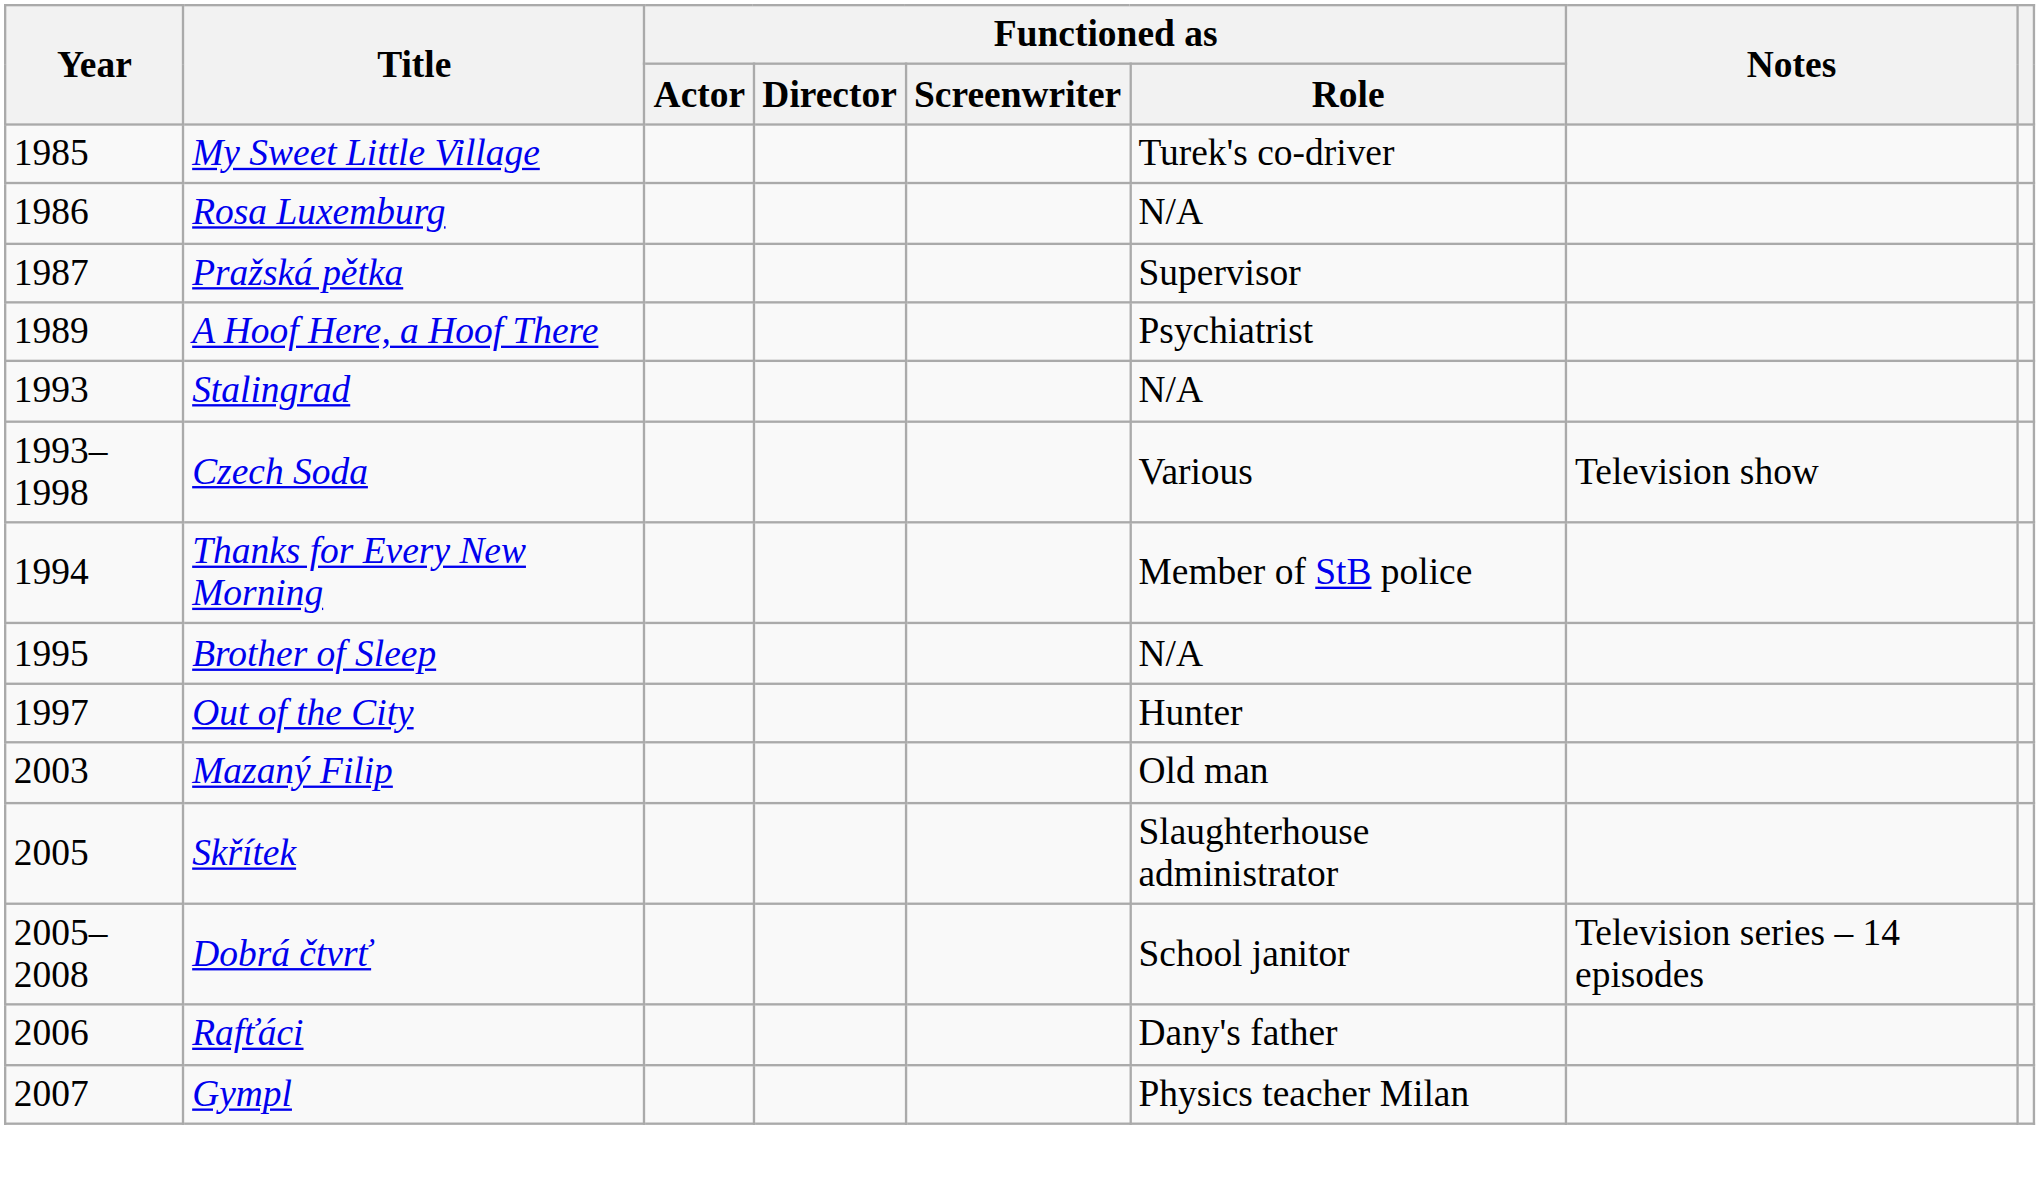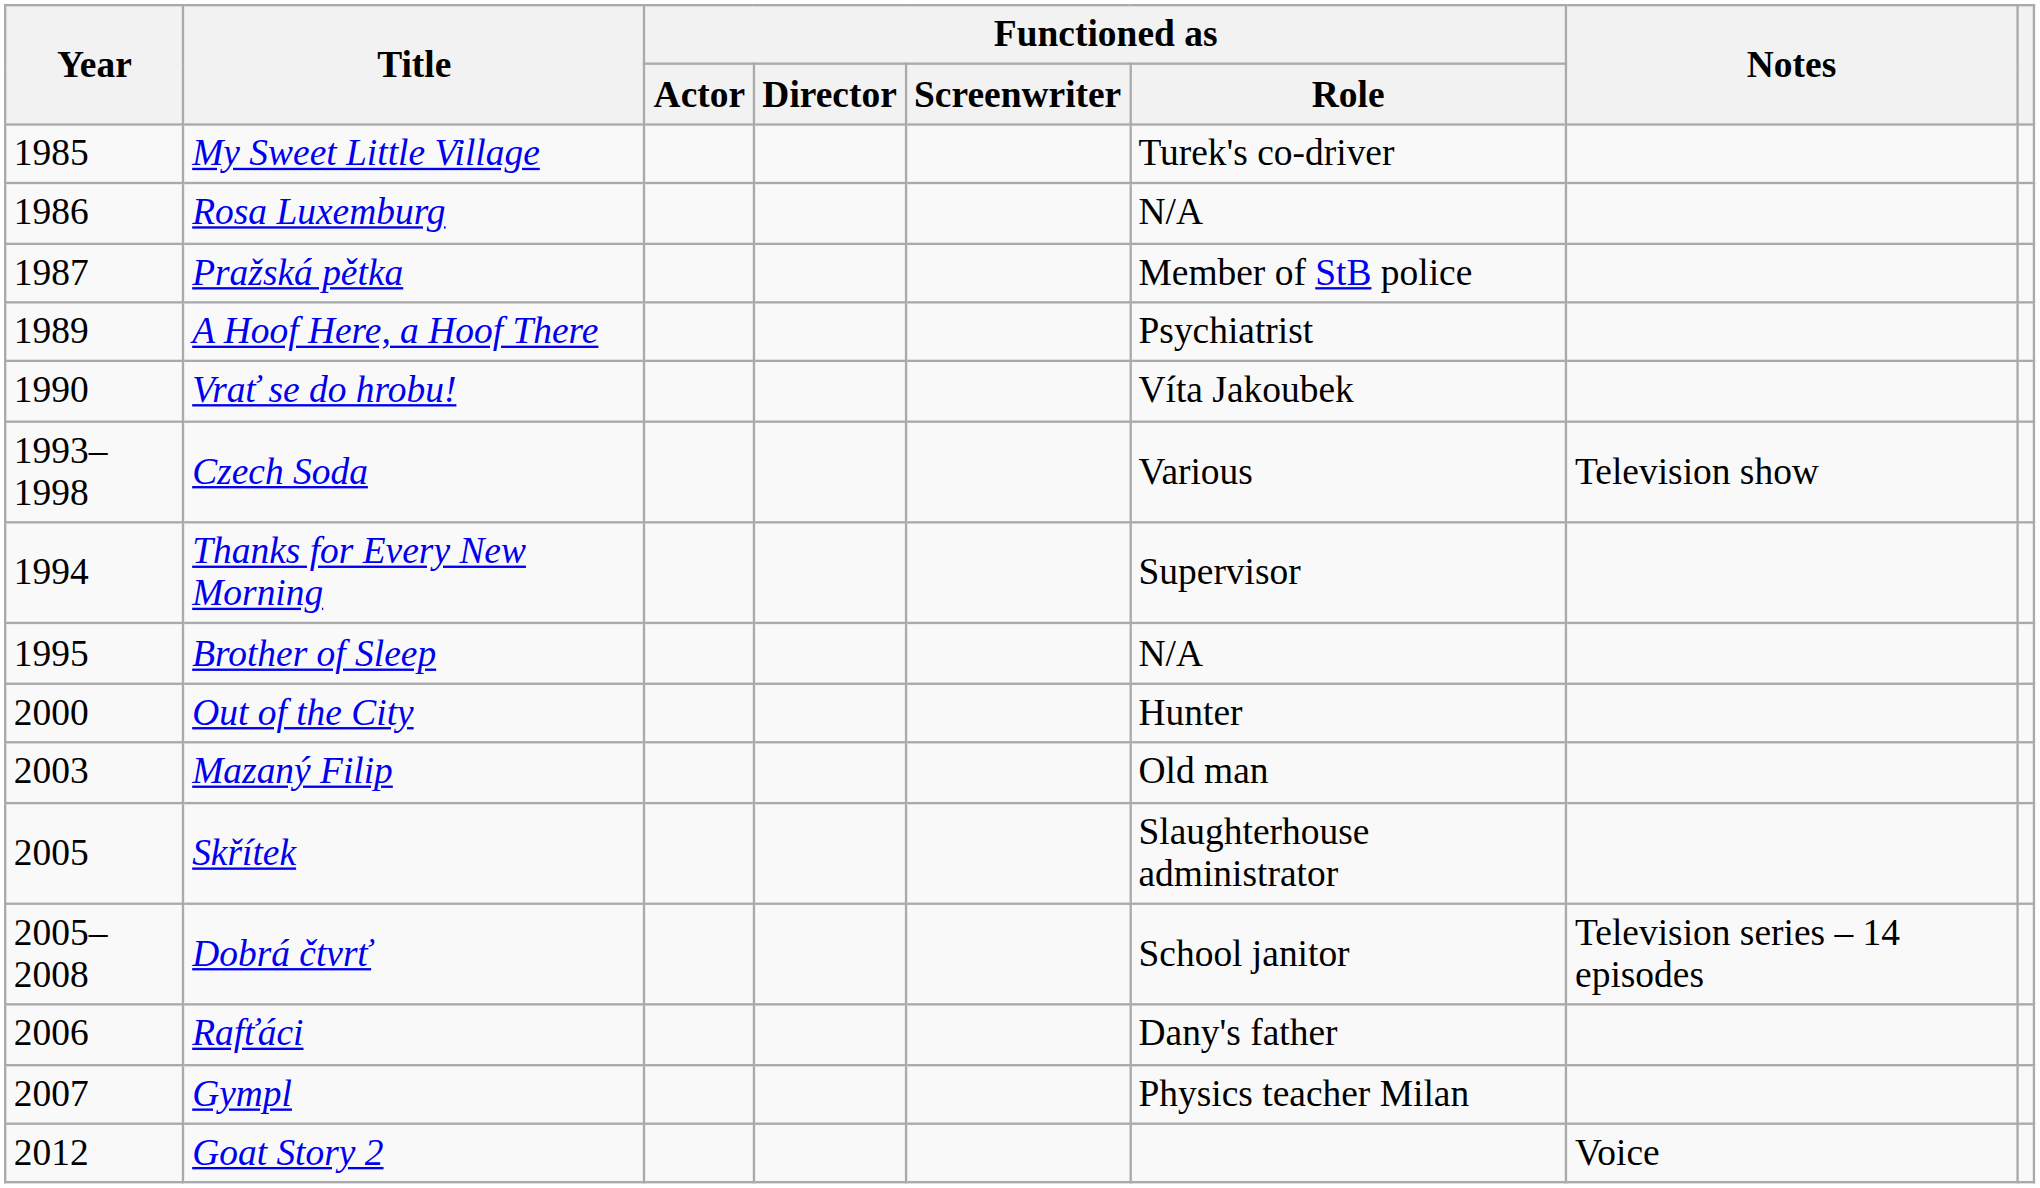(1220, 271) Supervisor -> (1305, 271) Member of StB police
+ row: (324, 390)
- row: (271, 390)
(1305, 572) Member of StB police -> (1220, 572) Supervisor
(51, 712) 1997 -> (51, 712) 2000
+ row: (288, 1152)
